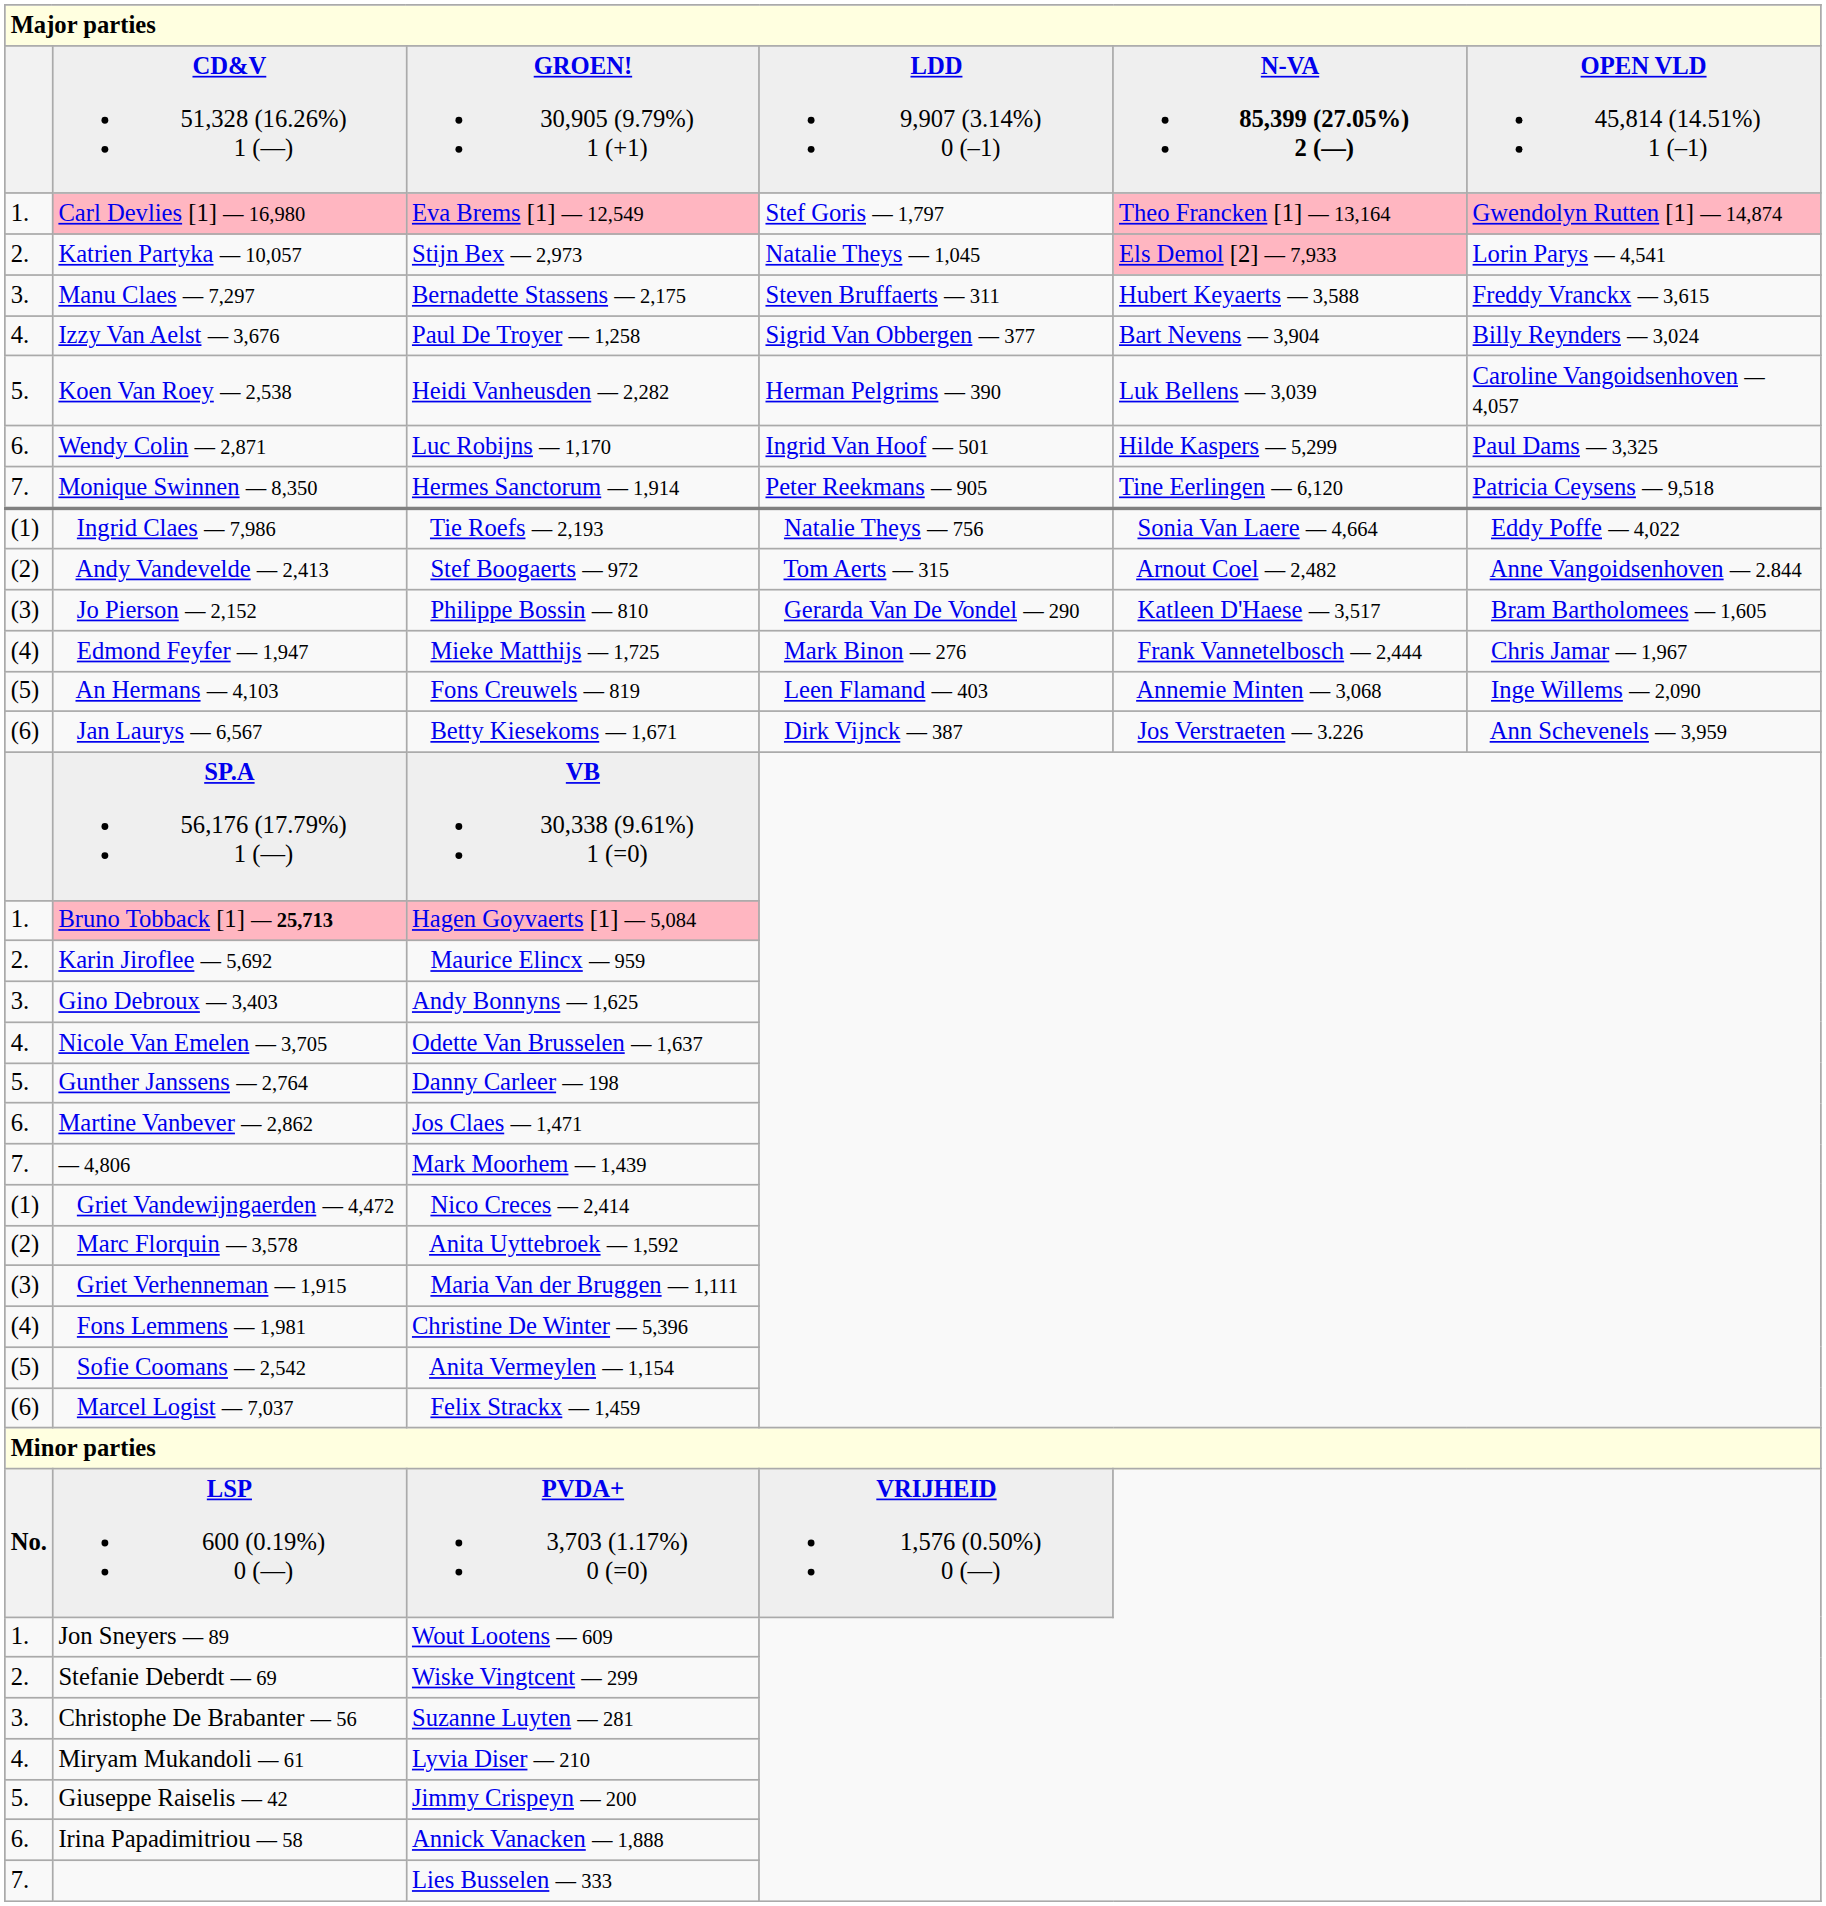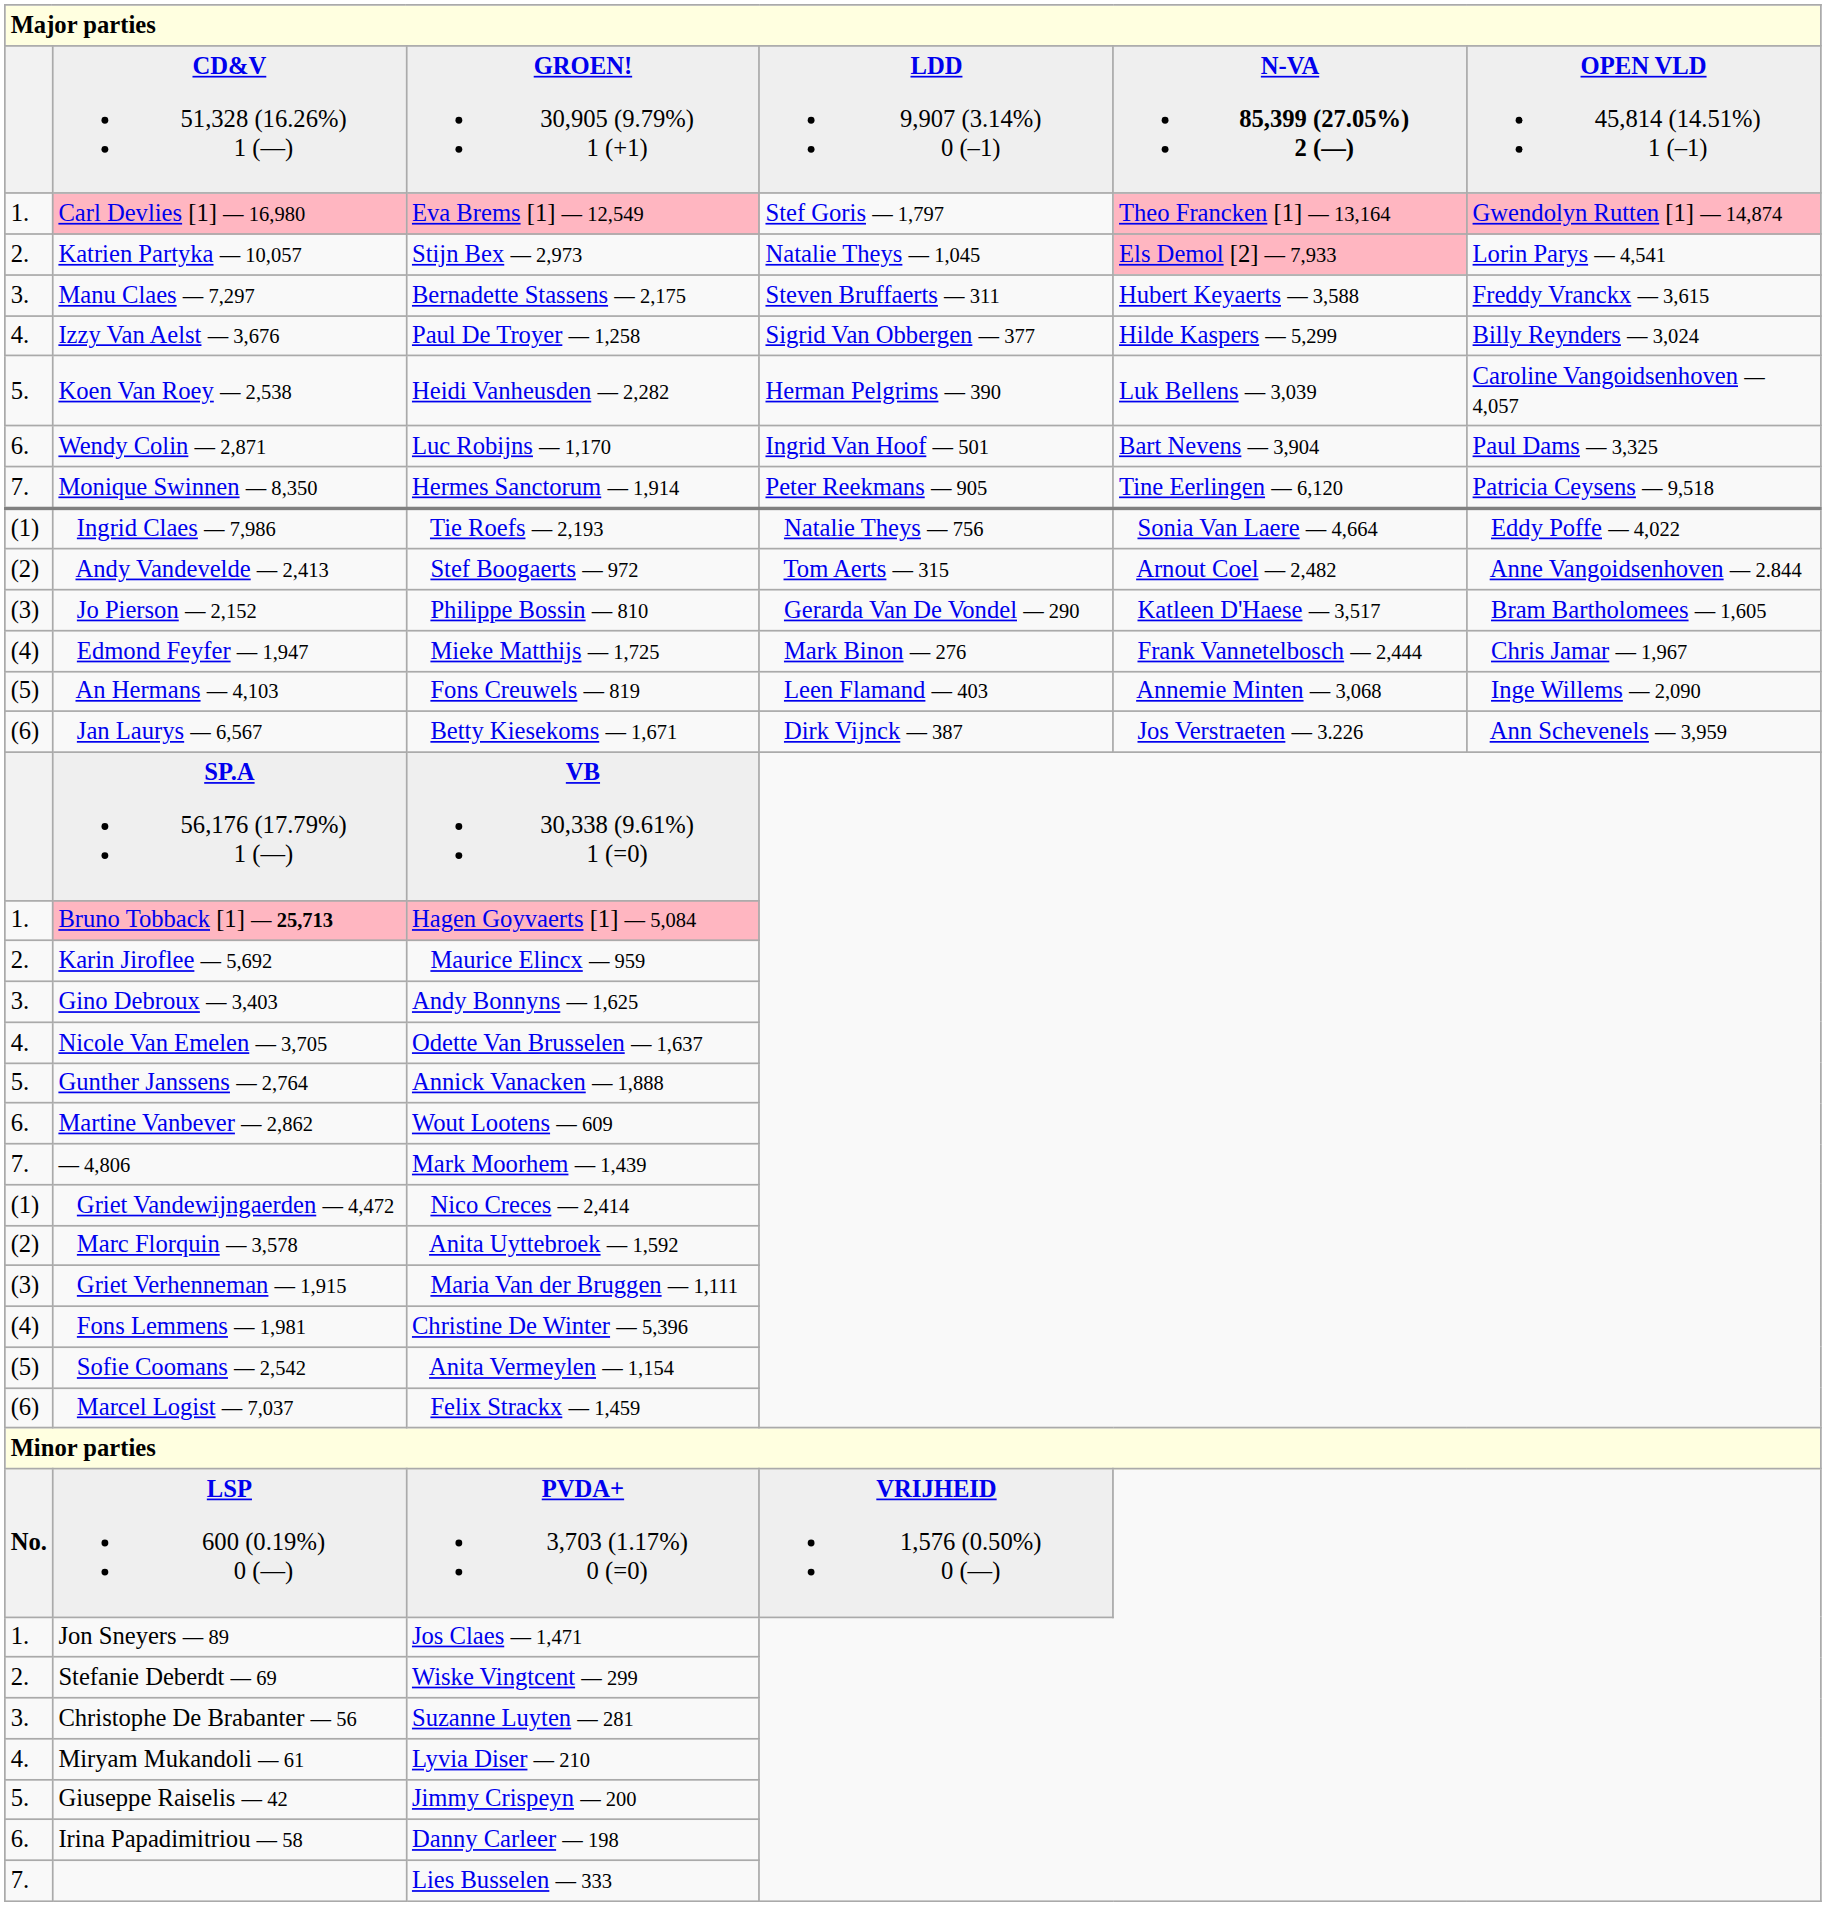(1219, 335) Bart Nevens — 3,904 -> (1228, 335) Hilde Kaspers — 5,299
(1228, 445) Hilde Kaspers — 5,299 -> (1219, 445) Bart Nevens — 3,904
(515, 1082) Danny Carleer — 198 -> (538, 1082) Annick Vanacken — 1,888
(497, 1123) Jos Claes — 1,471 -> (512, 1123) Wout Lootens — 609
(512, 1637) Wout Lootens — 609 -> (497, 1637) Jos Claes — 1,471
(538, 1840) Annick Vanacken — 1,888 -> (515, 1840) Danny Carleer — 198
